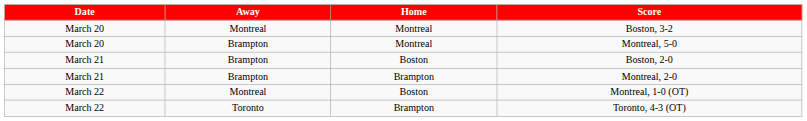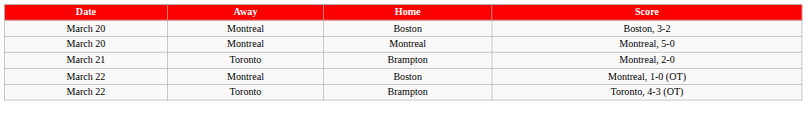(414, 28) Montreal -> (408, 28) Boston
(248, 44) Brampton -> (245, 44) Montreal
- row: (649, 60)
(248, 76) Brampton -> (245, 60) Toronto
